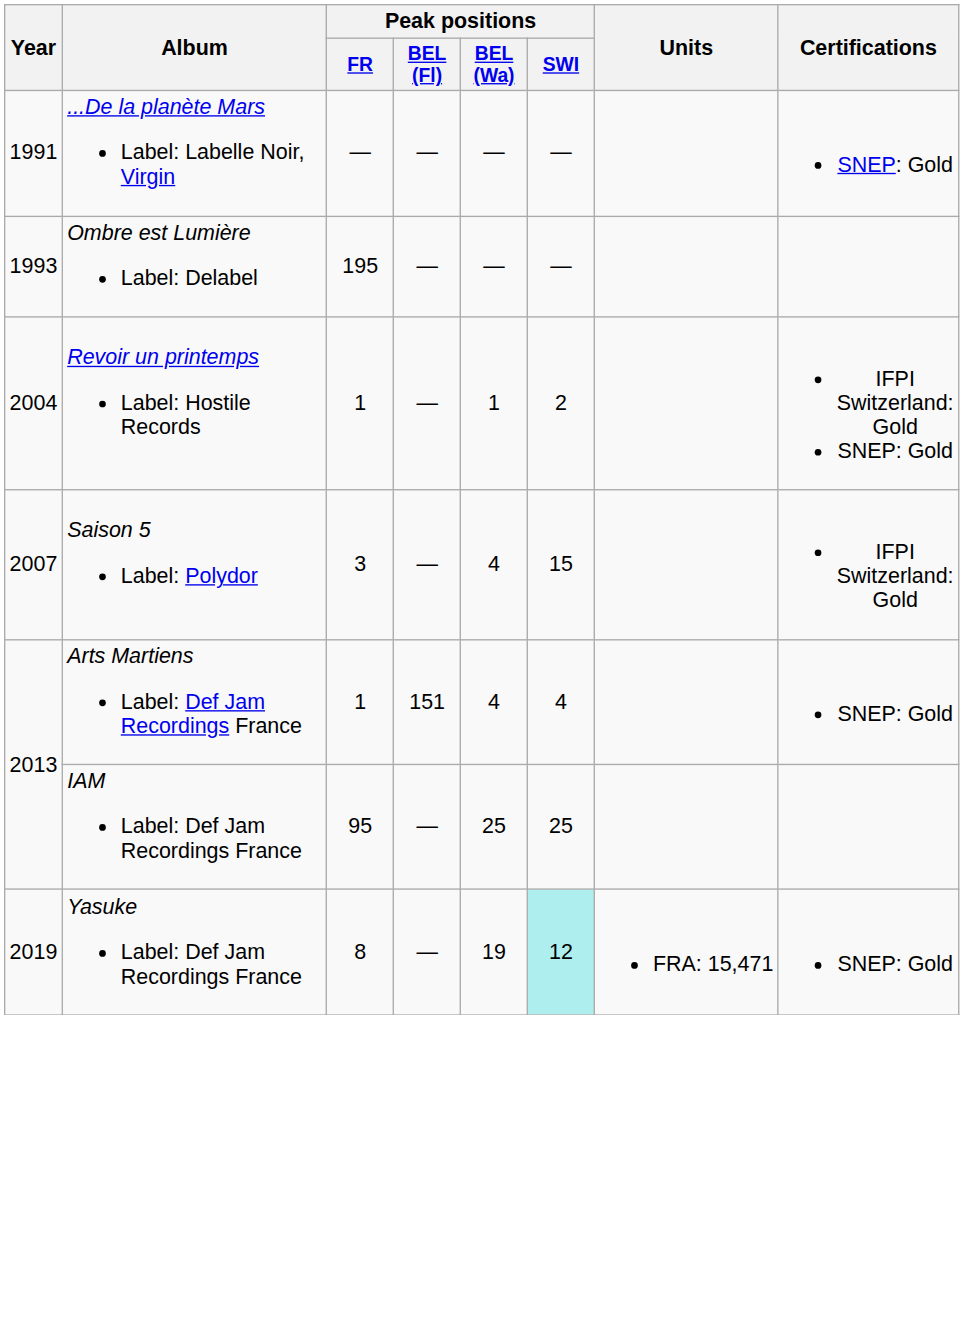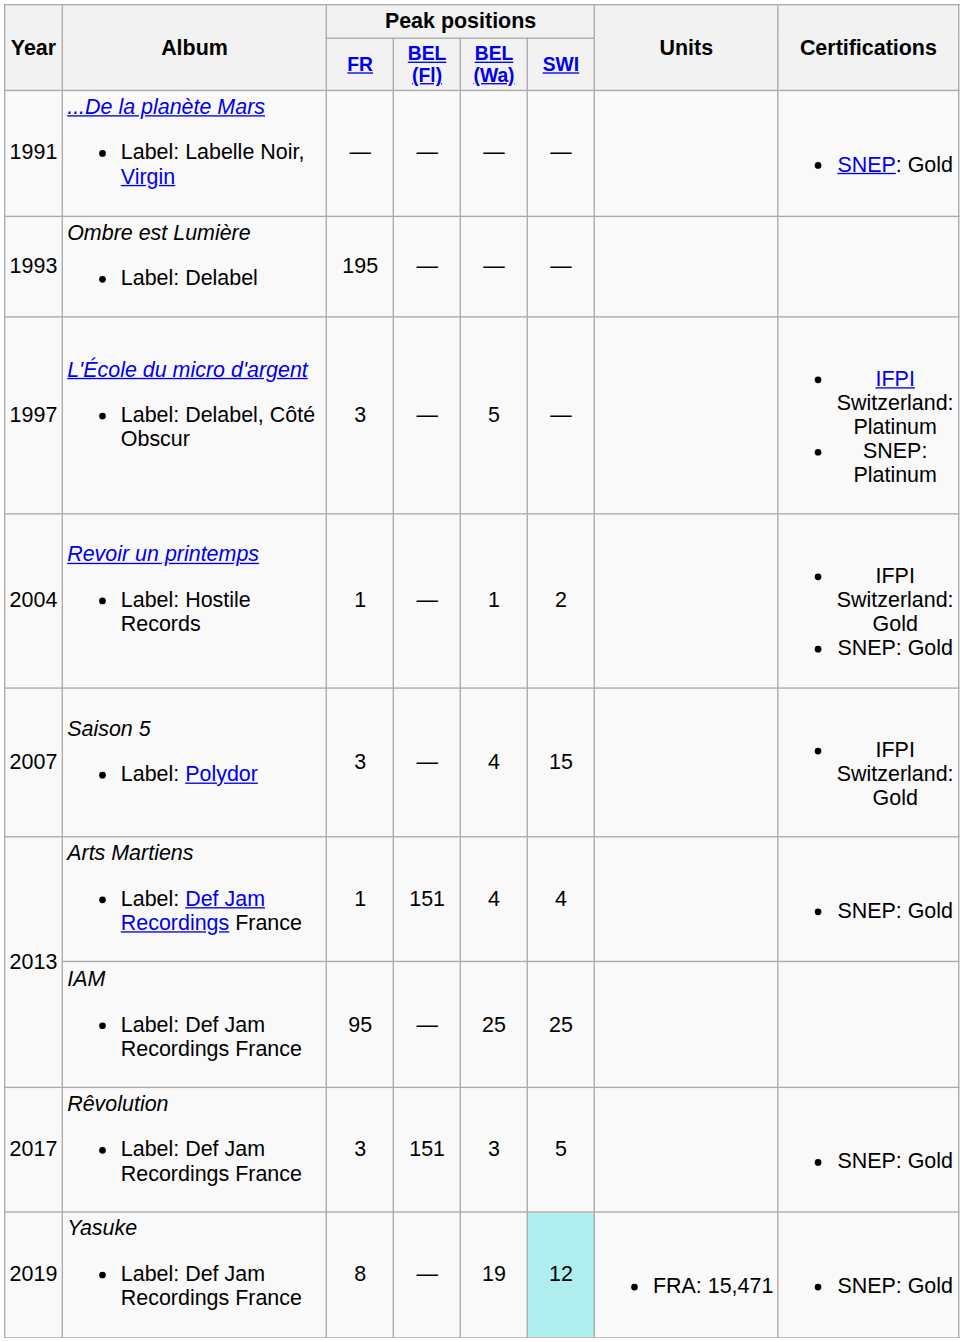+ row: (194, 405)
+ row: (194, 1139)
